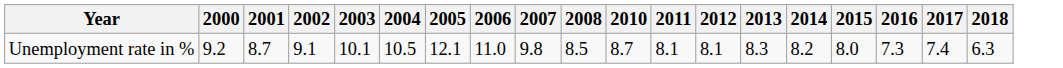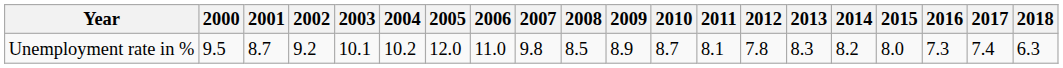+ column: (629, 19)
(214, 48) 9.2 -> (214, 48) 9.5
(305, 48) 9.1 -> (305, 48) 9.2
(400, 48) 10.5 -> (400, 48) 10.2
(445, 48) 12.1 -> (445, 48) 12.0
(711, 48) 8.1 -> (757, 48) 7.8
